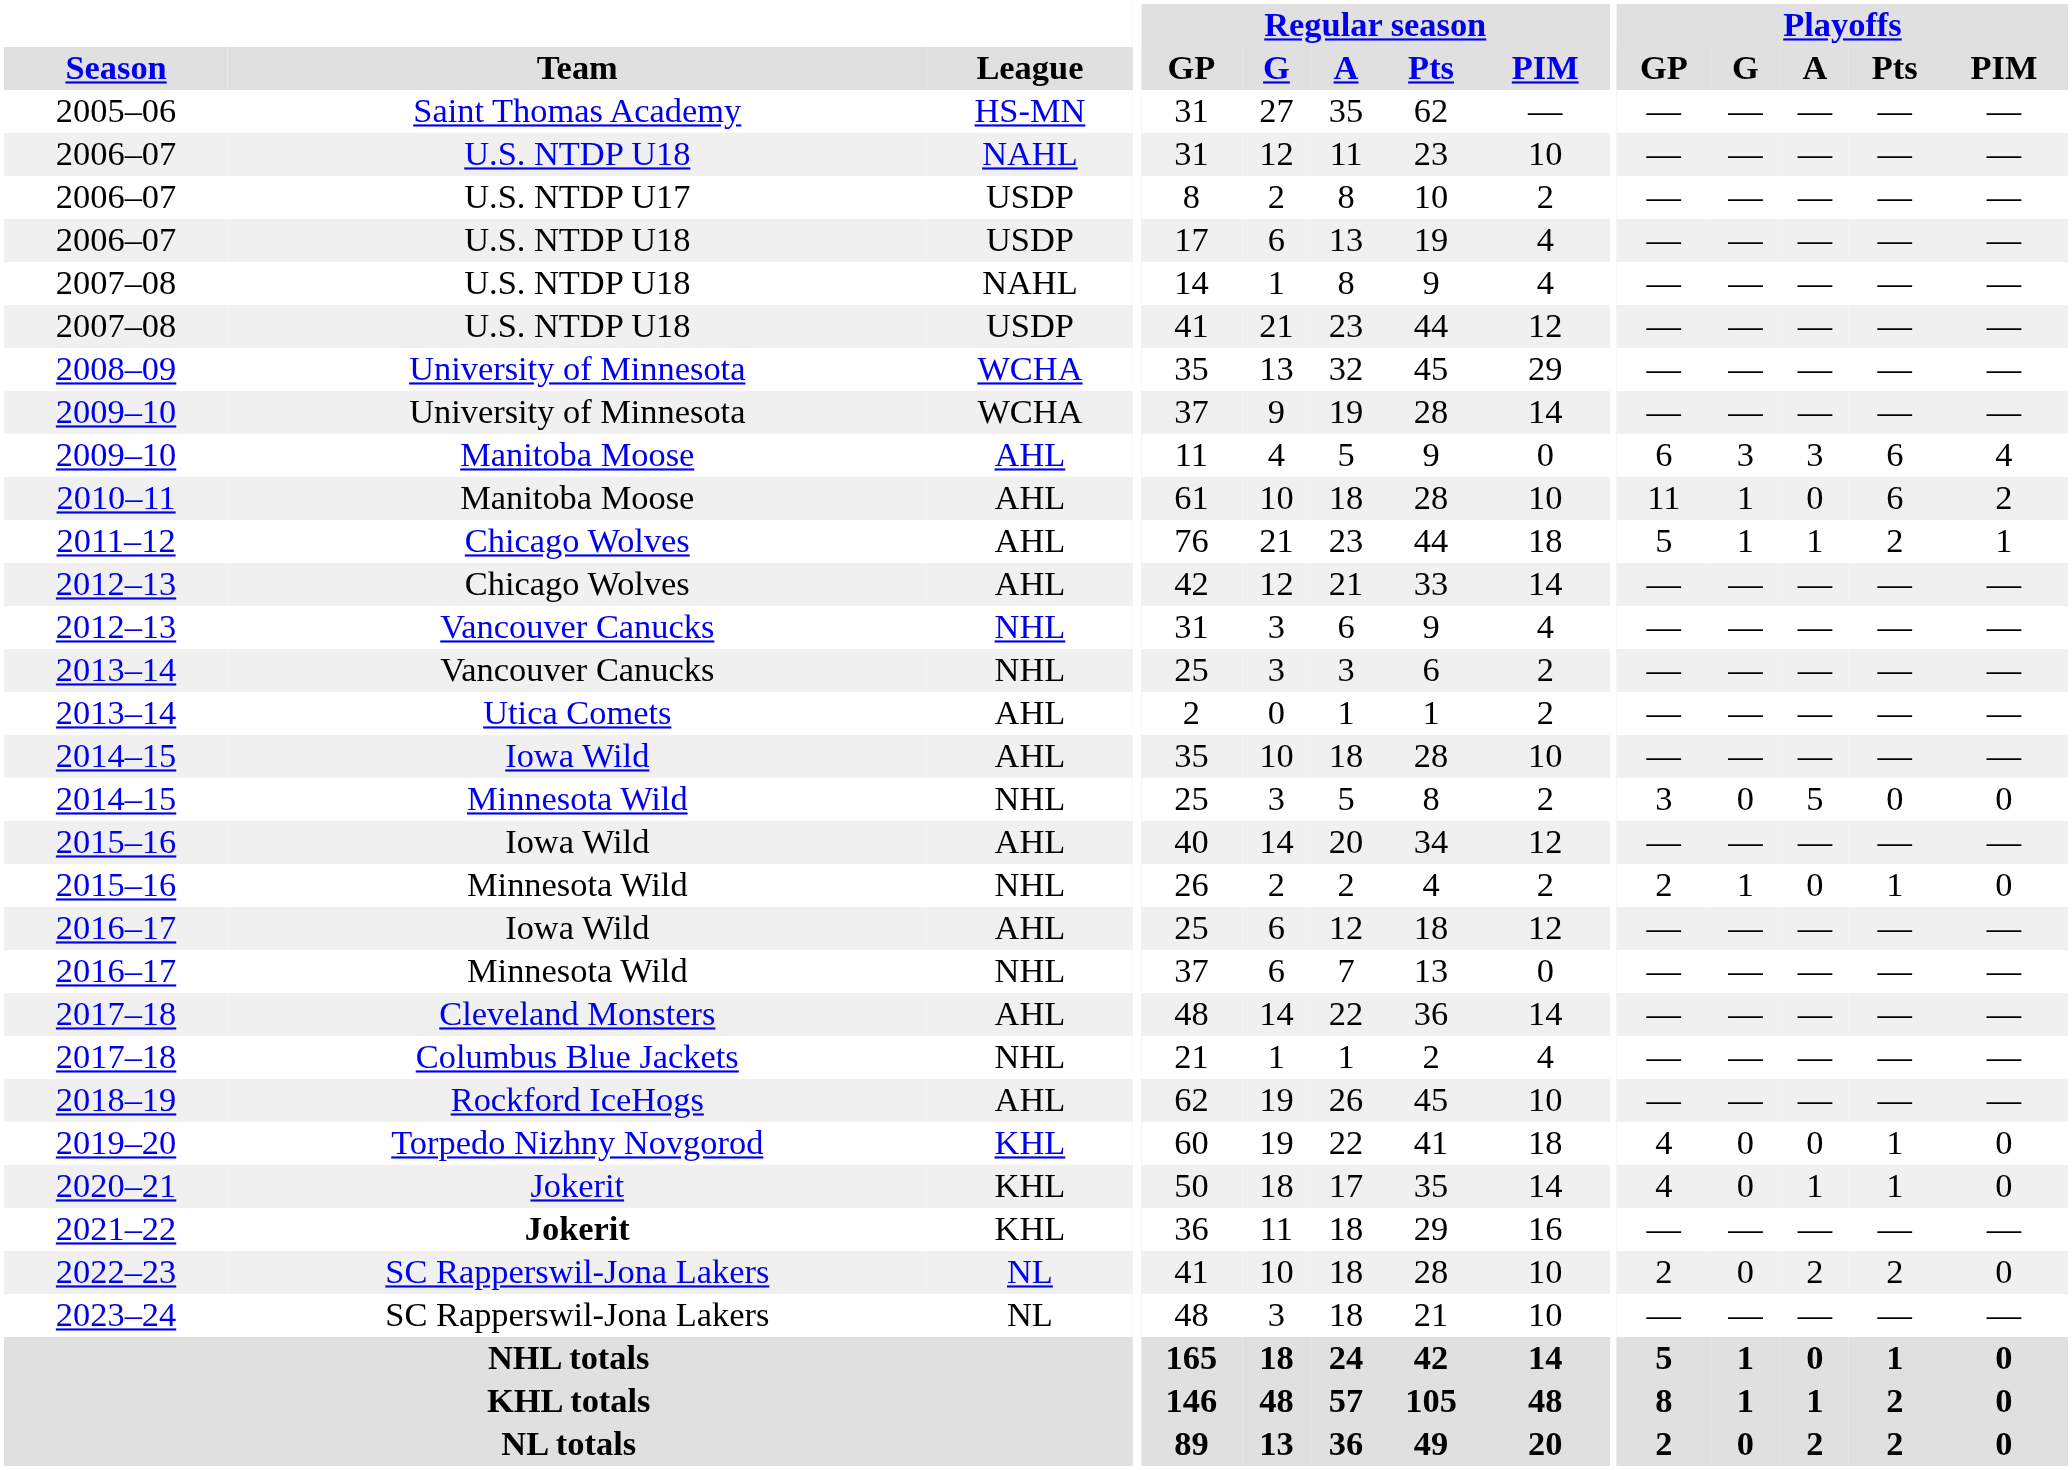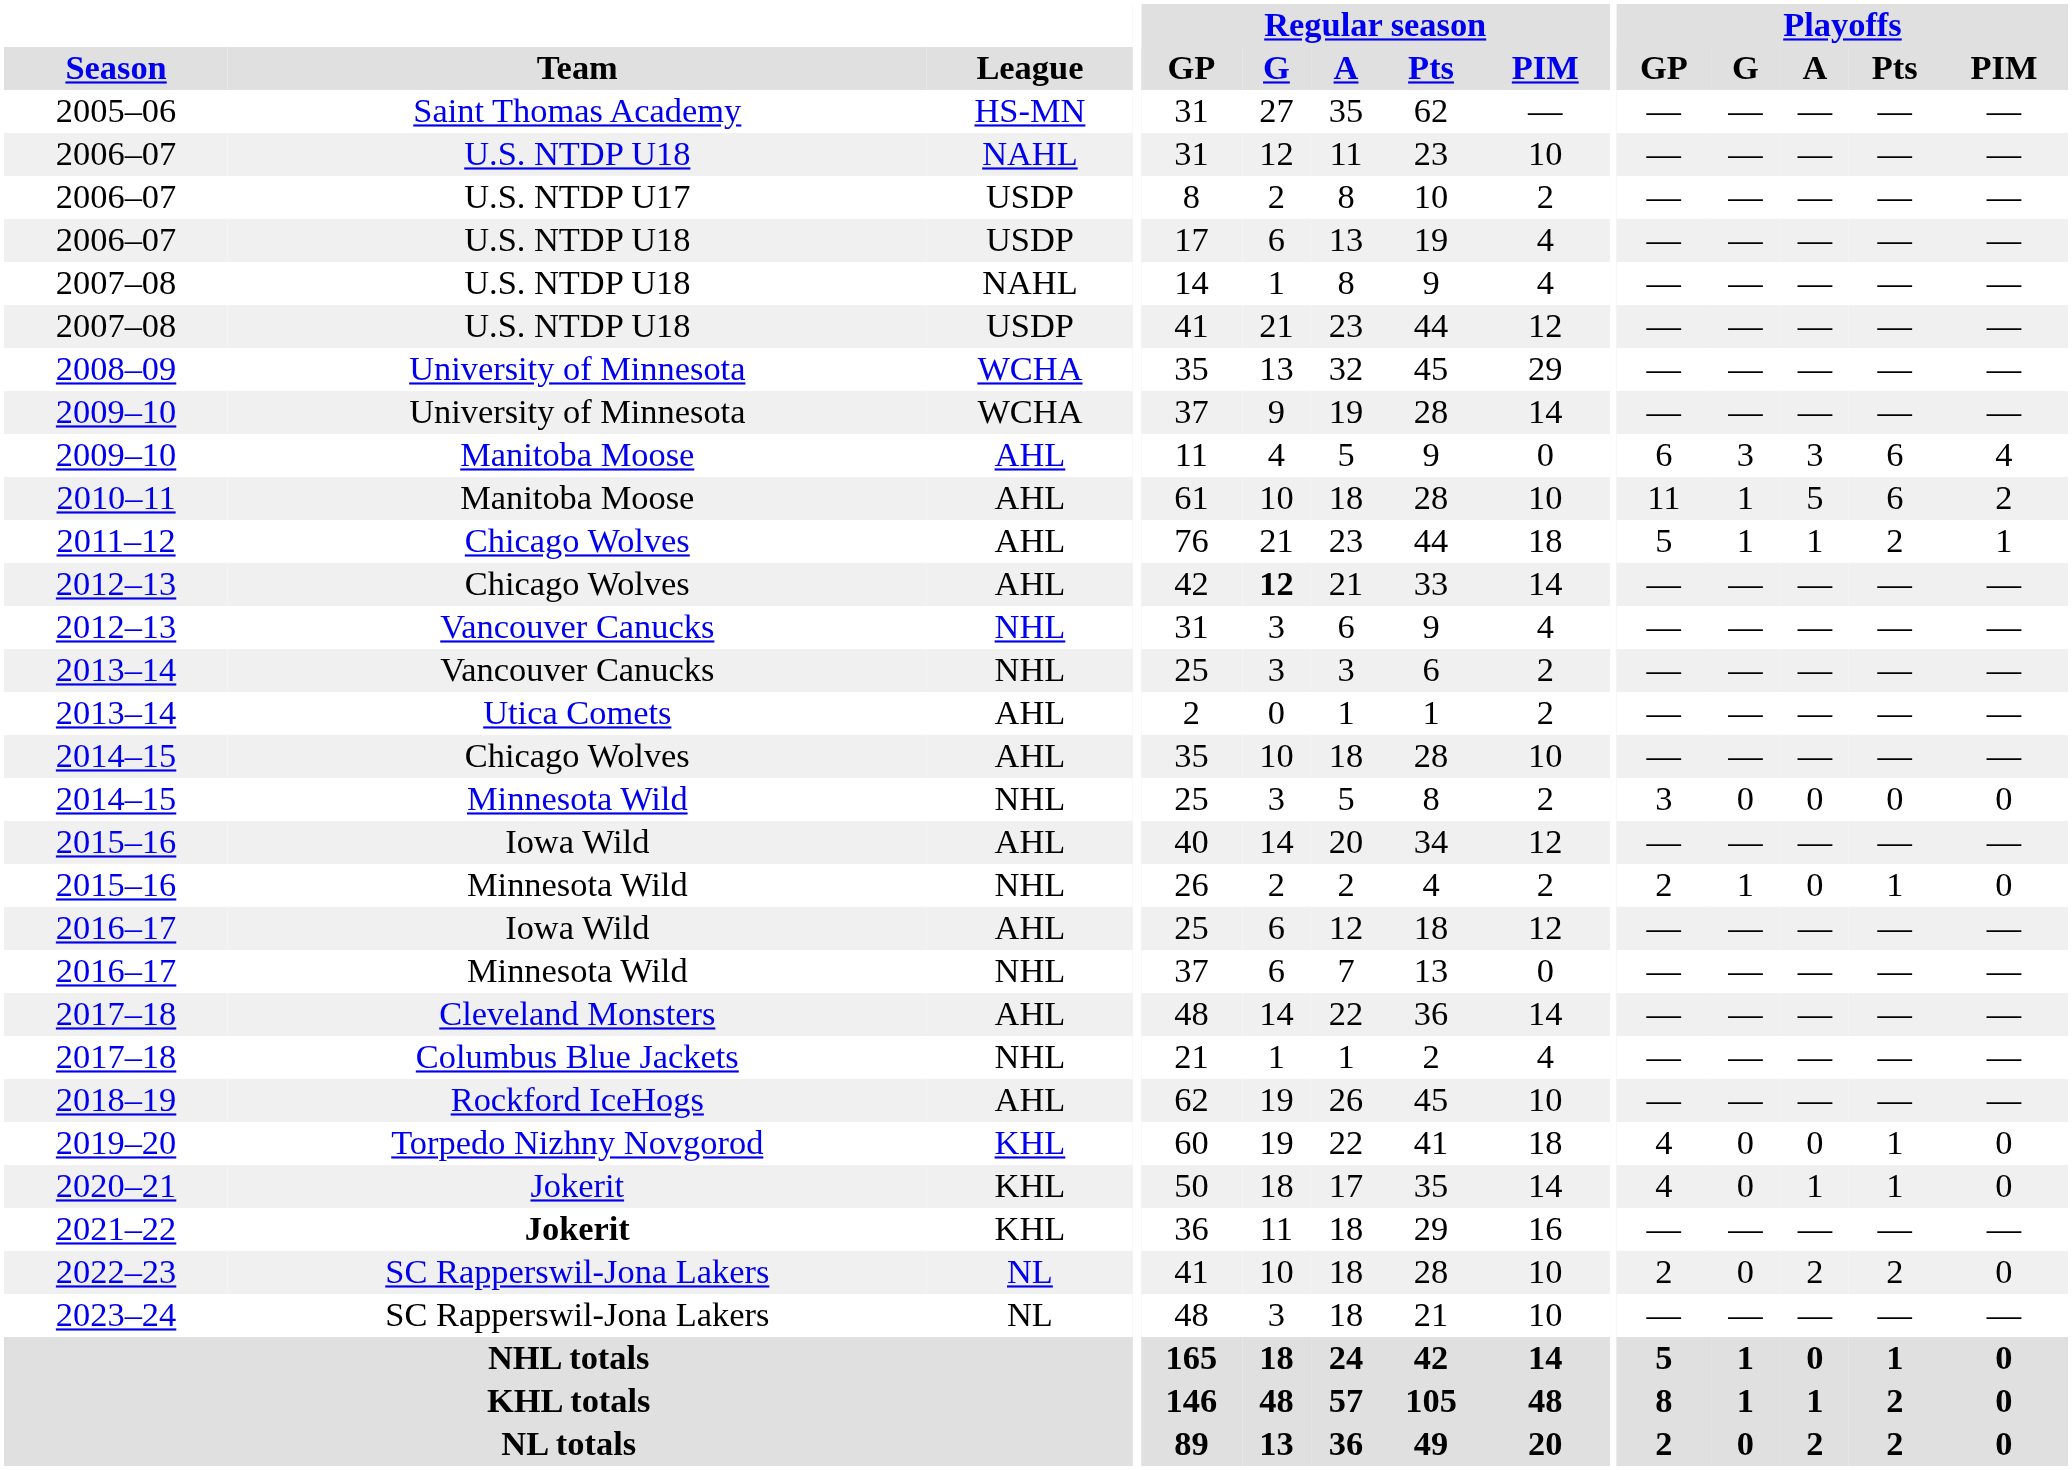(1815, 497) 0 -> (1815, 497) 5
(1276, 583) normal -> (1276, 583) bold
(577, 755) Iowa Wild -> (577, 755) Chicago Wolves
(1815, 798) 5 -> (1815, 798) 0
